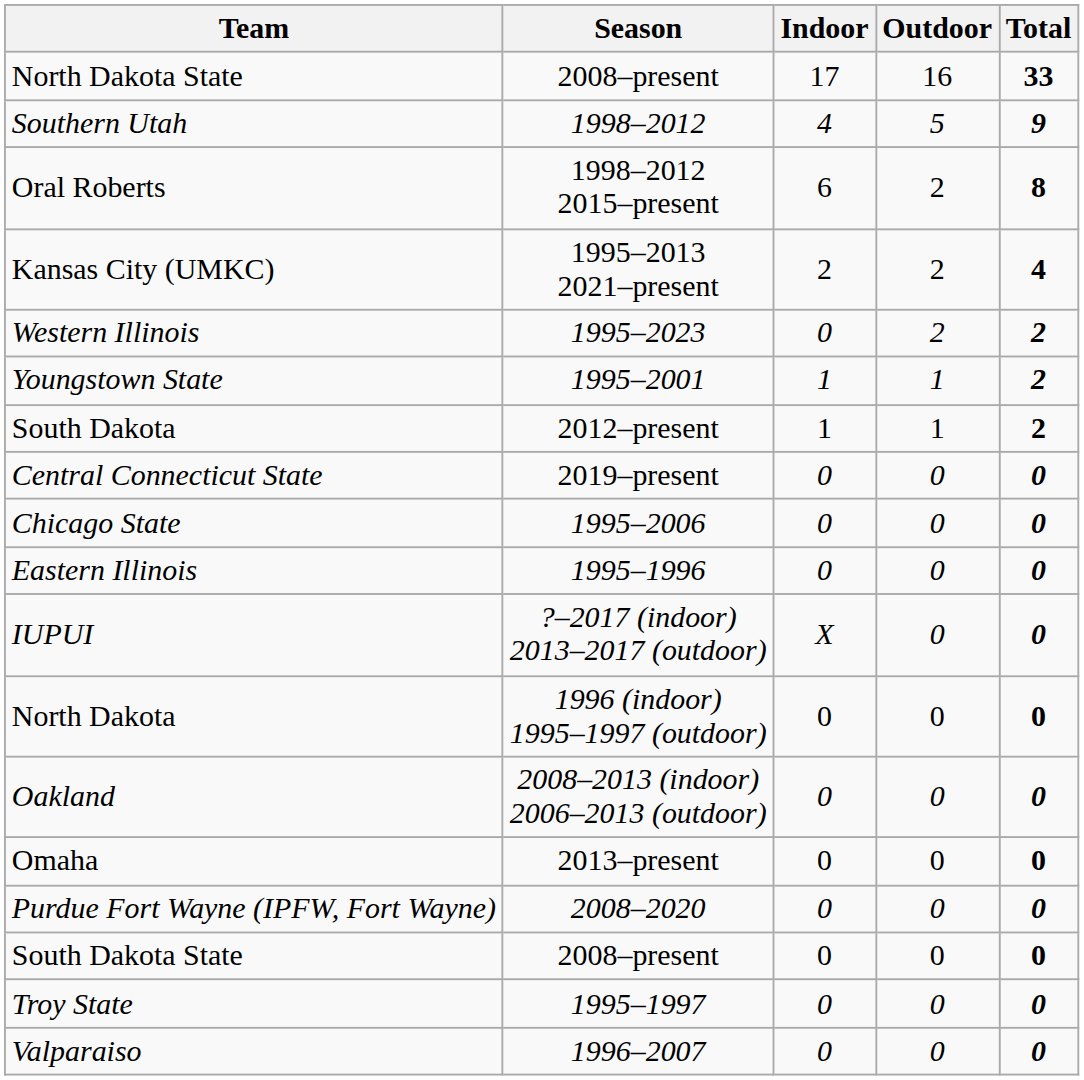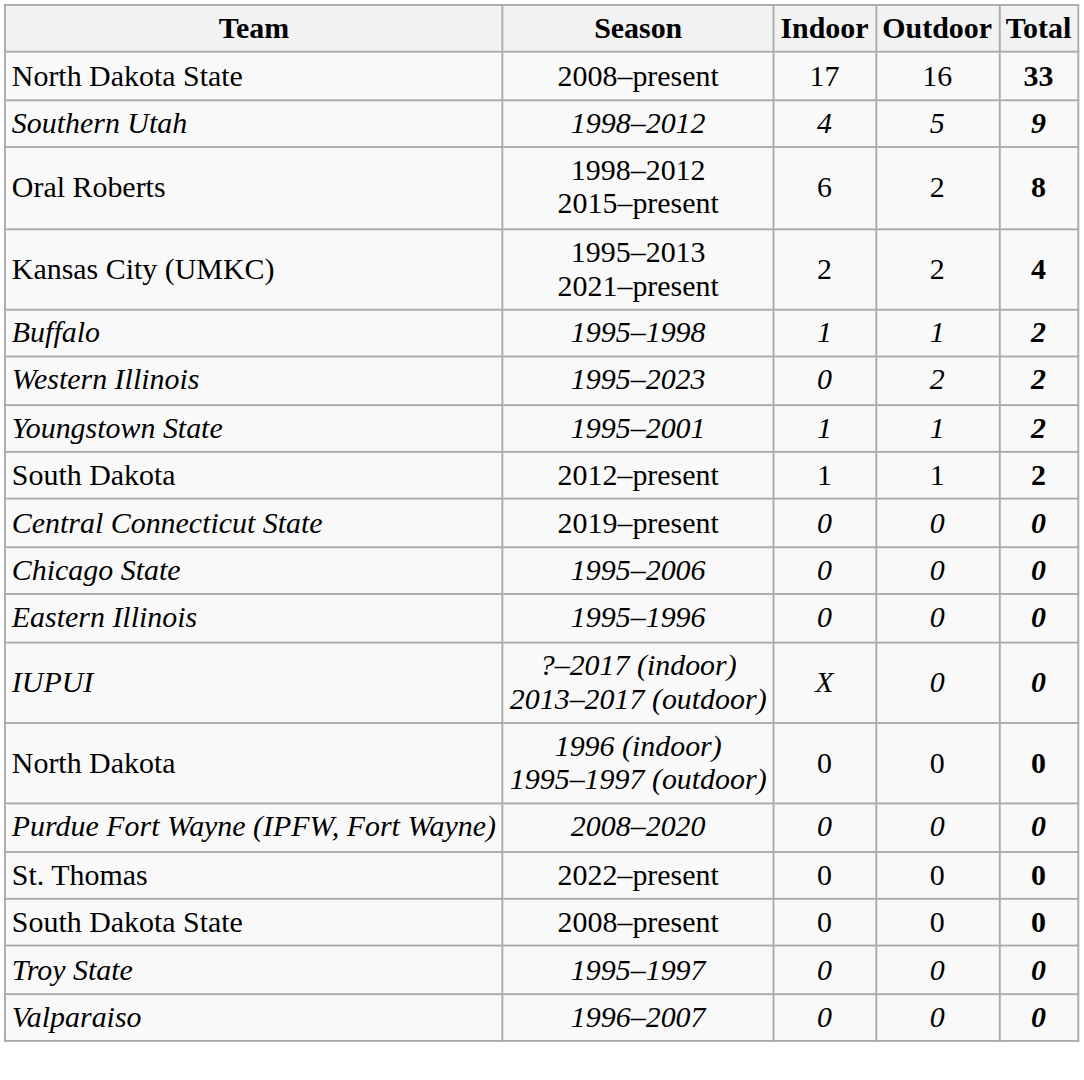+ row: (56, 332)
- row: (63, 796)
- row: (55, 860)
+ row: (80, 874)
